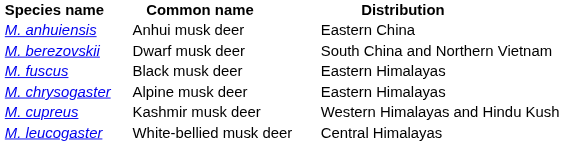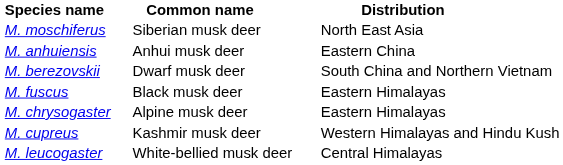+ row: (55, 30)
